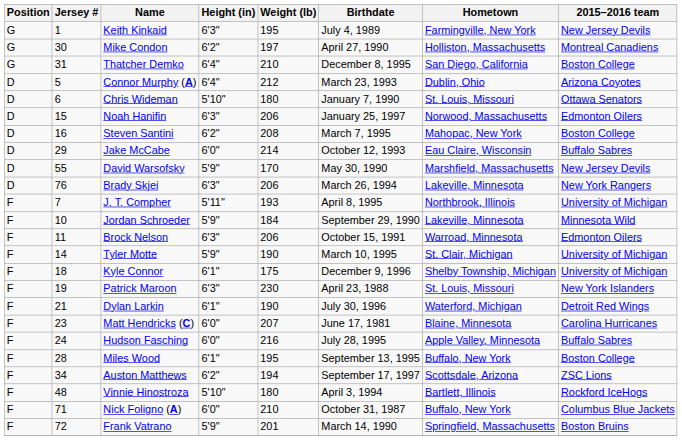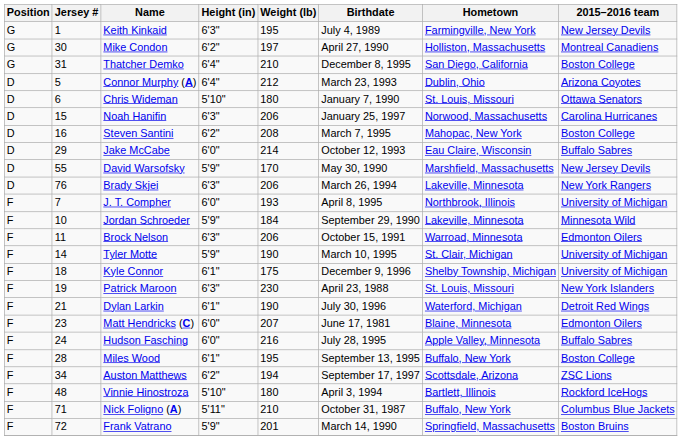(602, 116) Edmonton Oilers -> (609, 116) Carolina Hurricanes
(213, 202) 5'11" -> (211, 202) 6'0"
(609, 323) Carolina Hurricanes -> (602, 323) Edmonton Oilers
(211, 409) 6'0" -> (213, 409) 5'11"
